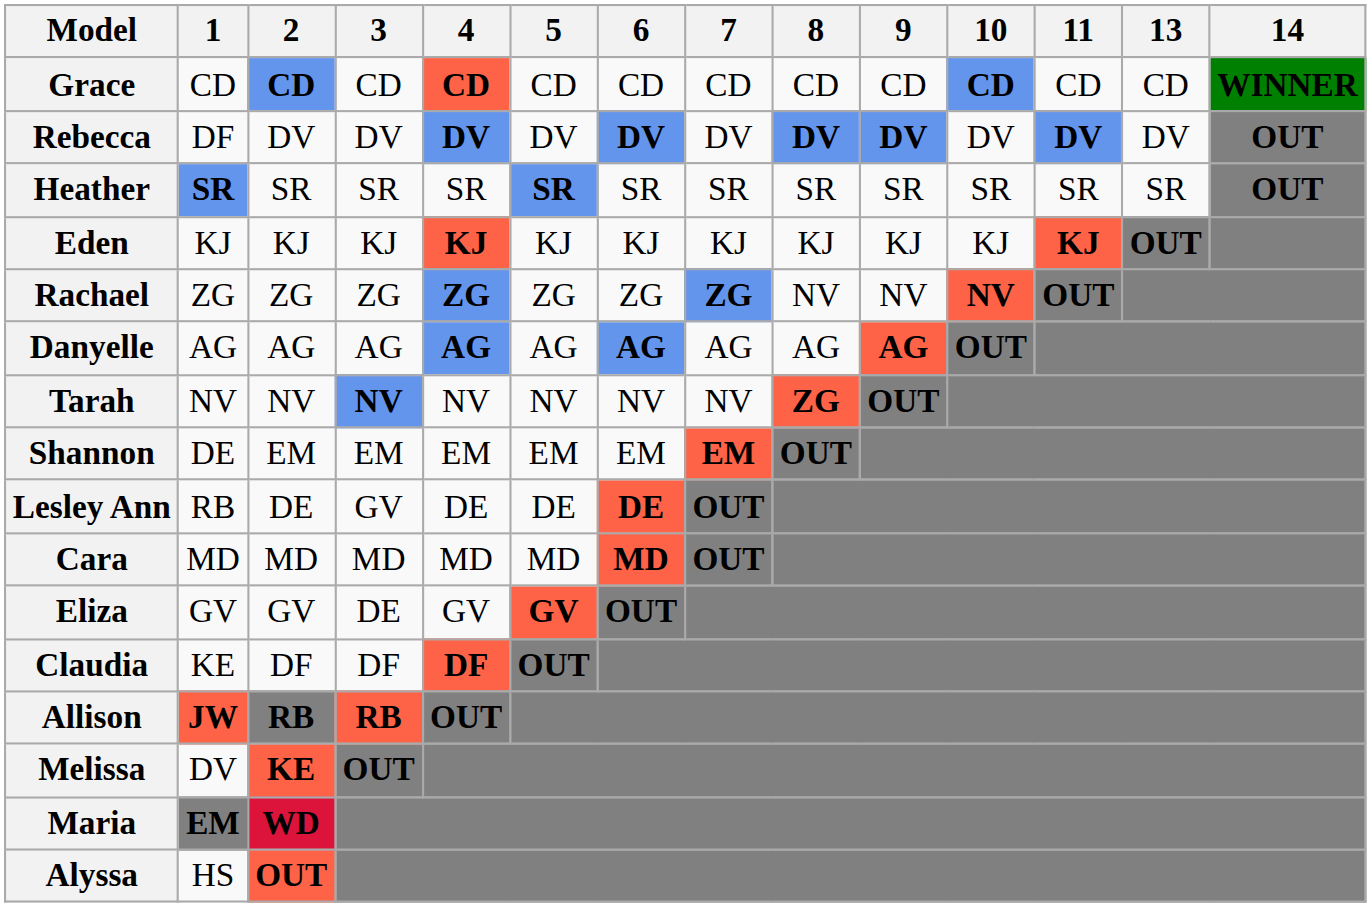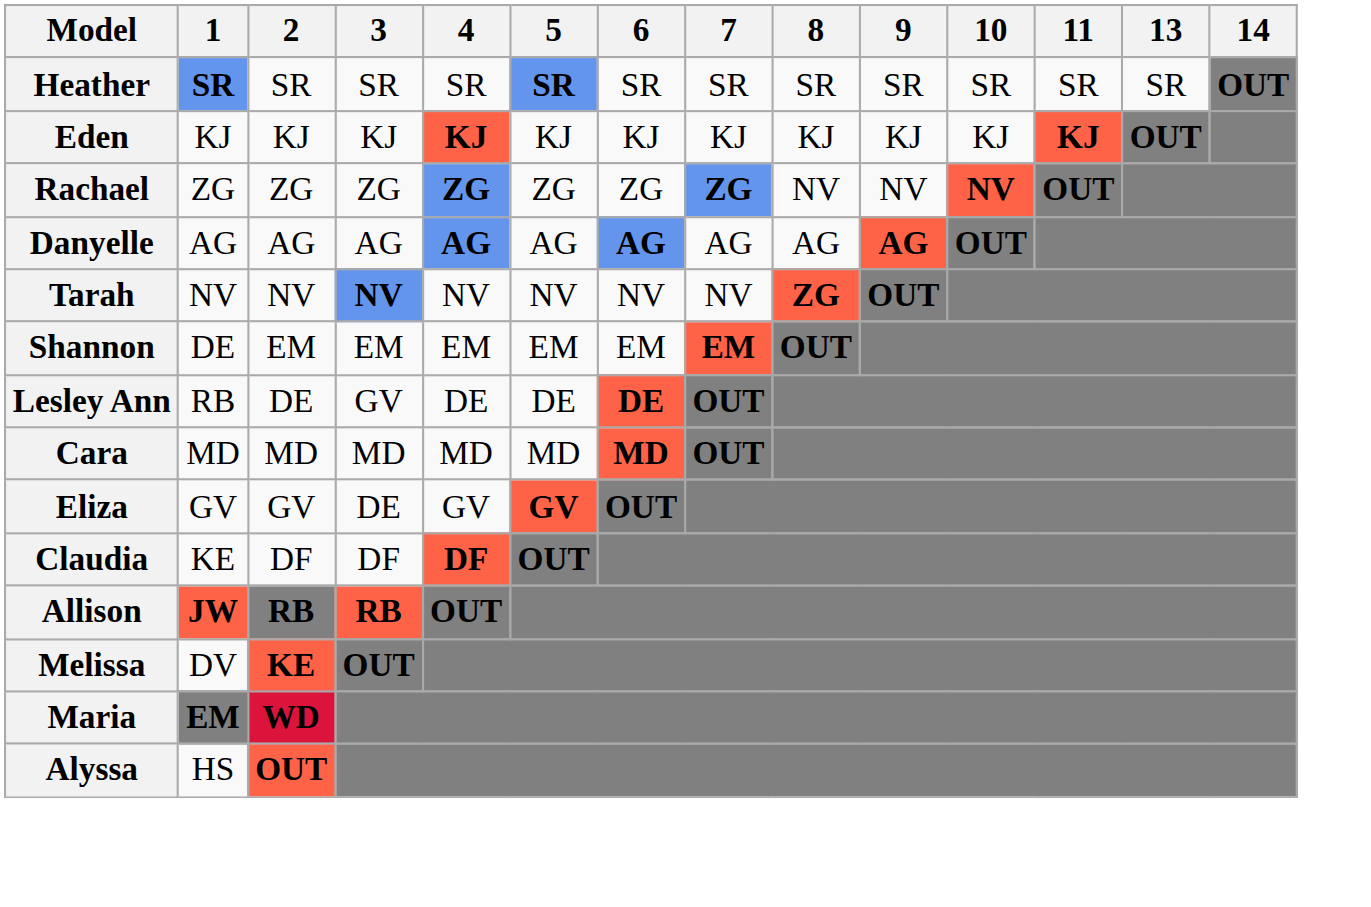- row: (92, 83)
- row: (92, 136)
